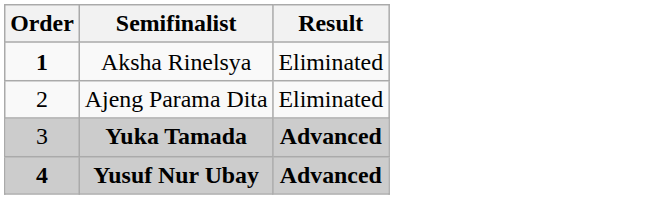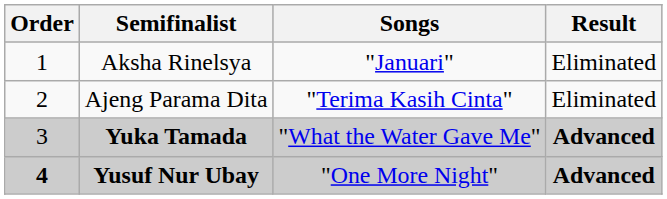+ column: (409, 23)
(42, 61) bold -> (42, 61) normal
